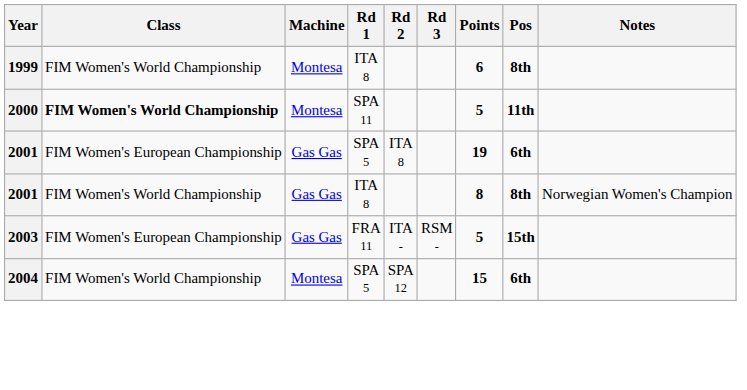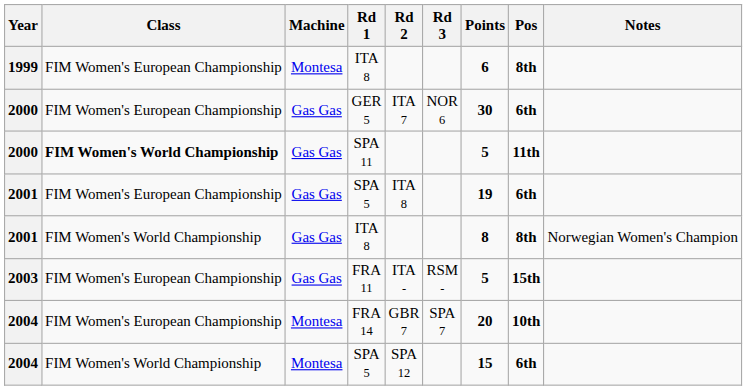(153, 67) FIM Women's World Championship -> (163, 67) FIM Women's European Championship
+ row: (23, 109)
(317, 109) Montesa -> (317, 152) Gas Gas
+ row: (23, 321)
